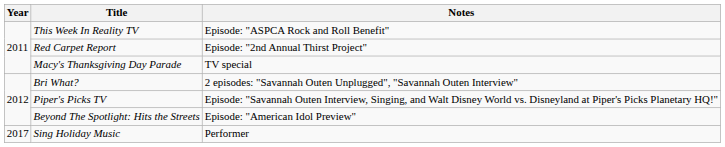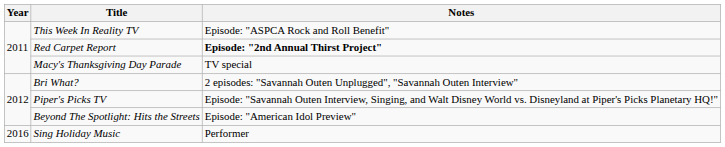(286, 47) normal -> (293, 47) bold
(18, 133) 2017 -> (18, 133) 2016
